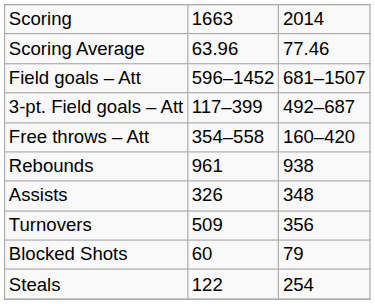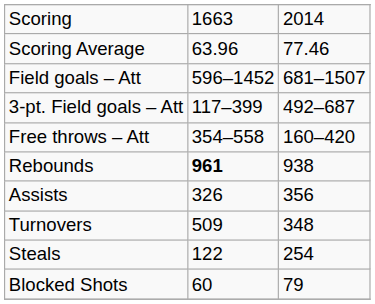(207, 166) normal -> (207, 166) bold
(298, 195) 348 -> (298, 195) 356
(298, 225) 356 -> (298, 225) 348
rows swapped: (35, 284) <-> (68, 254)
